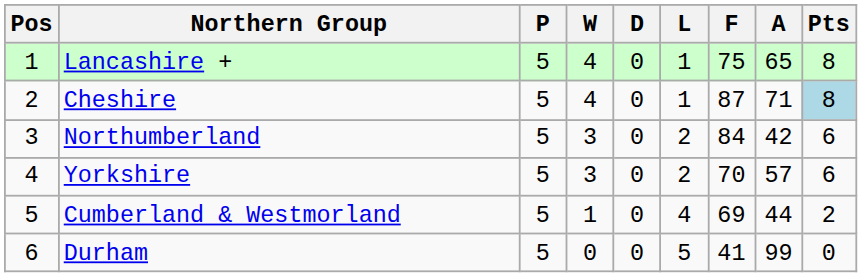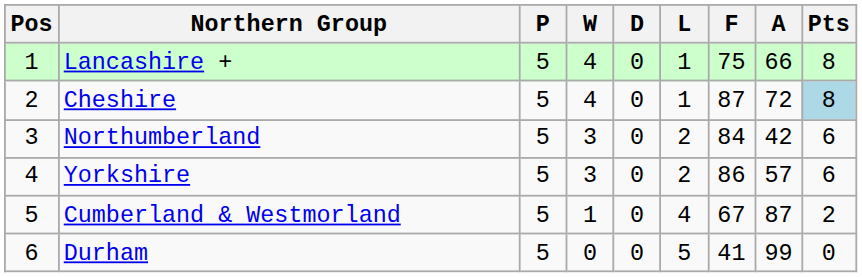(779, 62) 65 -> (779, 62) 66
(779, 100) 71 -> (779, 100) 72
(731, 177) 70 -> (731, 177) 86
(731, 215) 69 -> (731, 215) 67
(779, 215) 44 -> (779, 215) 87
